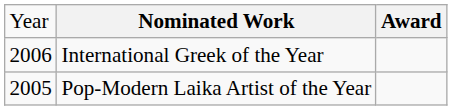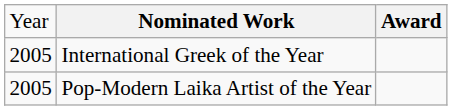(31, 54) 2006 -> (31, 54) 2005
